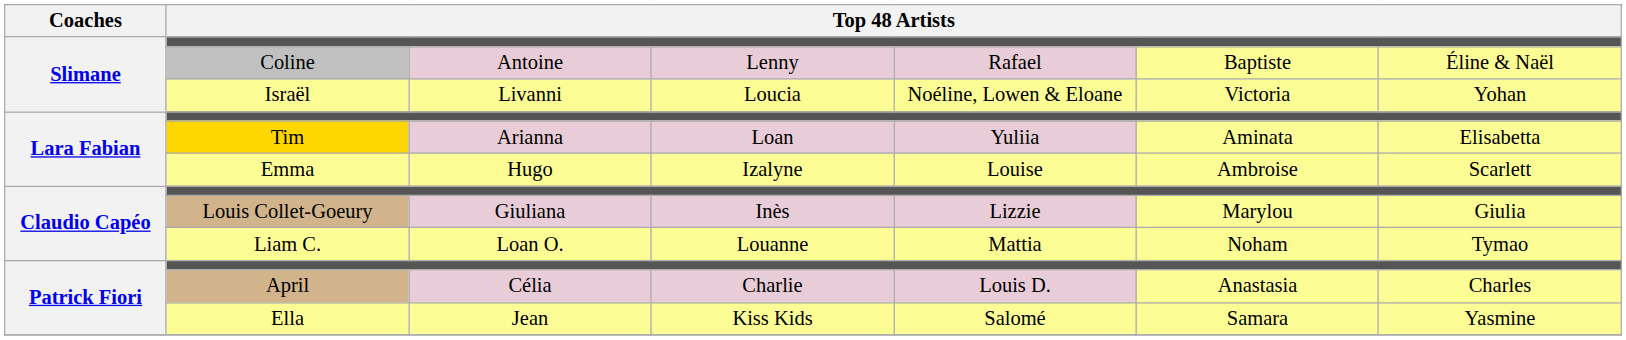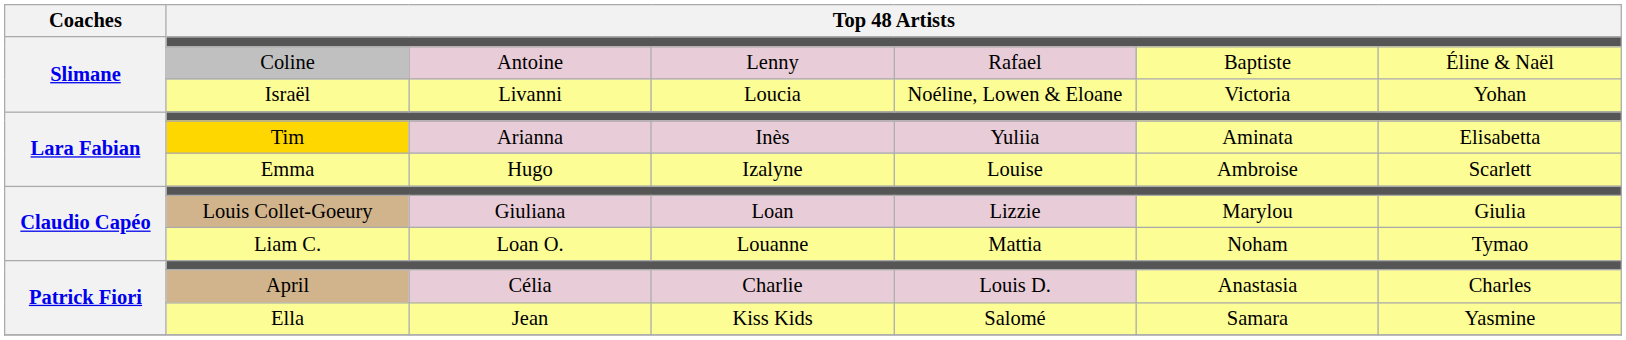(772, 137) Loan -> (772, 137) Inès
(772, 211) Inès -> (772, 211) Loan
